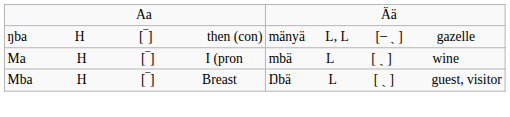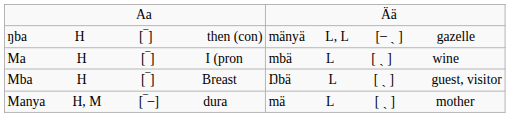+ row: (121, 101)
